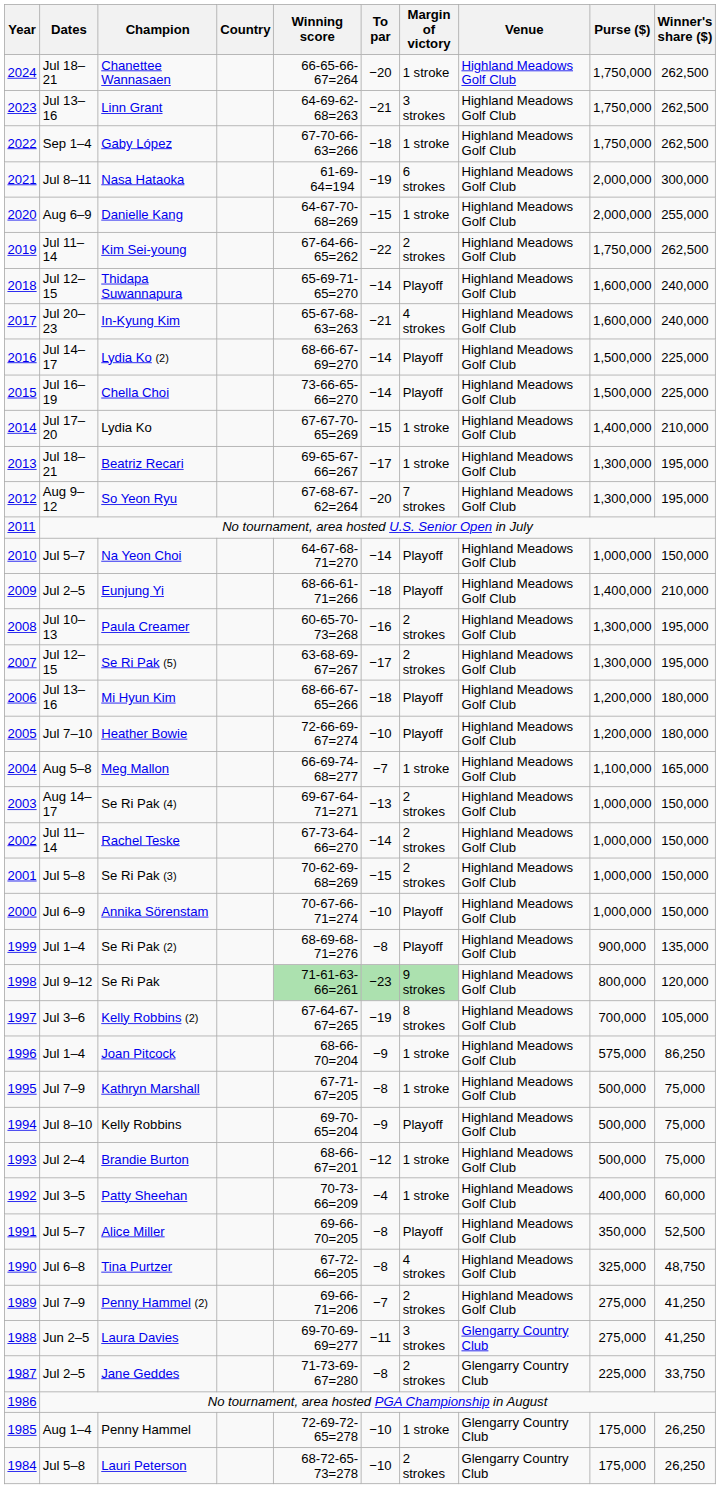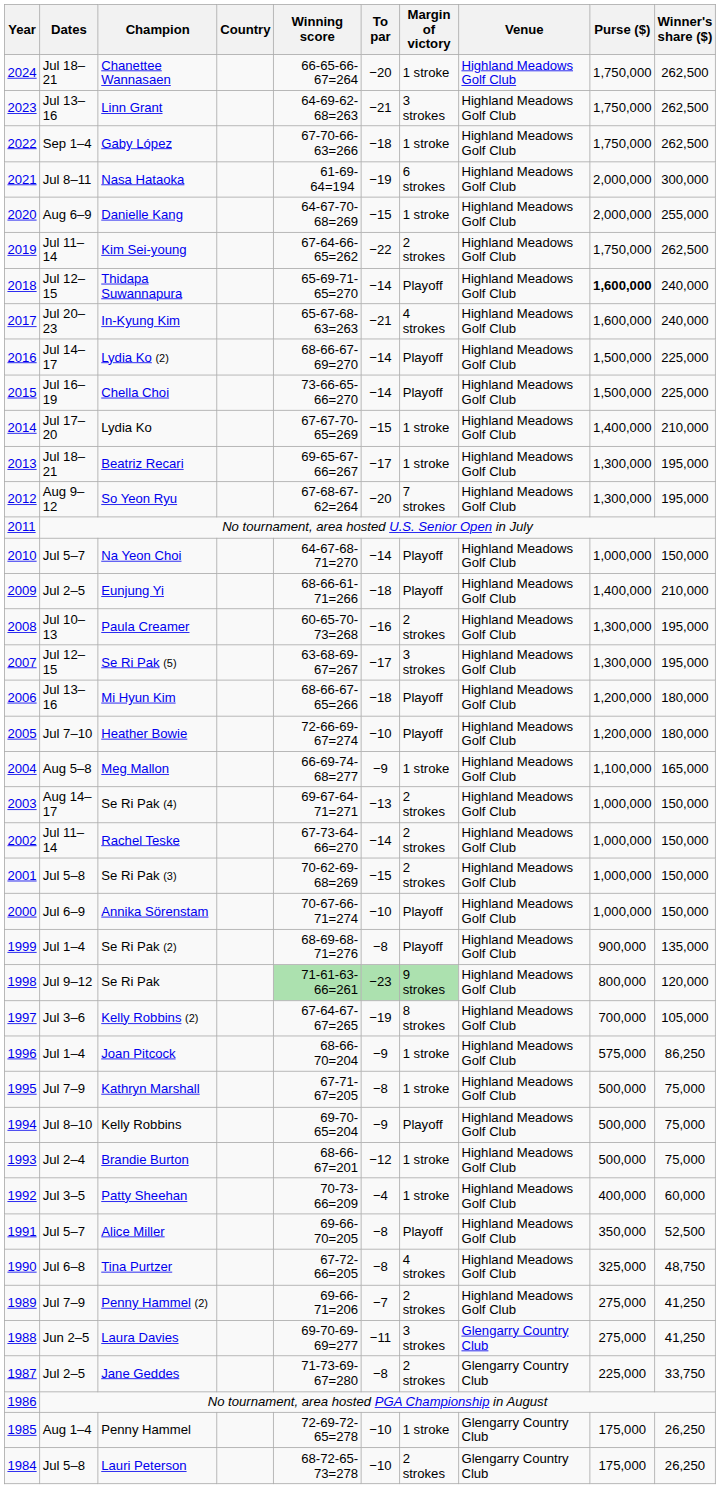(622, 286) normal -> (622, 286) bold
(424, 662) 2 strokes -> (424, 662) 3 strokes
(380, 769) −7 -> (380, 769) −9
